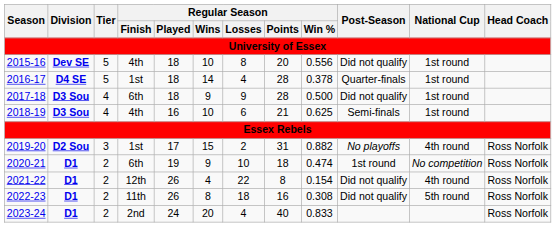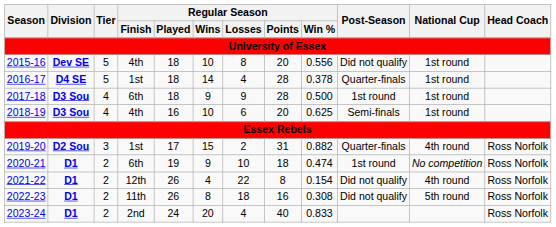(374, 96) Did not qualify -> (374, 96) 1st round
(283, 113) 21 -> (283, 113) 20
(374, 146) No playoffs -> (374, 146) Quarter-finals
